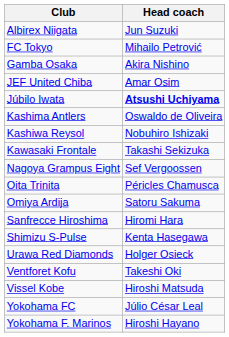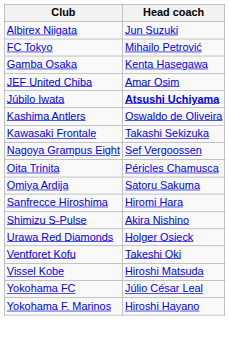(157, 64) Akira Nishino -> (166, 64) Kenta Hasegawa
- row: (46, 133)
(166, 237) Kenta Hasegawa -> (157, 220) Akira Nishino
